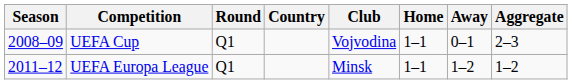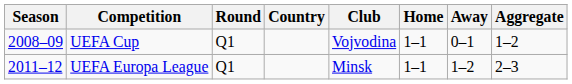(507, 41) 2–3 -> (507, 41) 1–2
(507, 66) 1–2 -> (507, 66) 2–3
